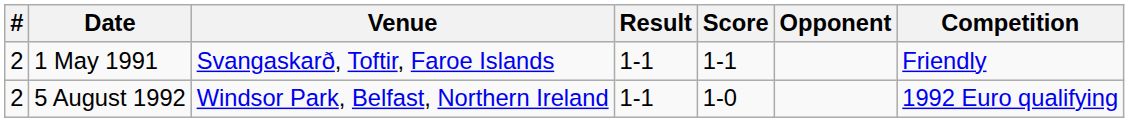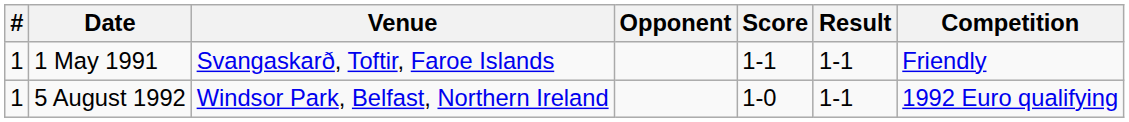columns swapped: (835, 23) <-> (656, 23)
(17, 60) 2 -> (17, 60) 1
(17, 98) 2 -> (17, 98) 1
